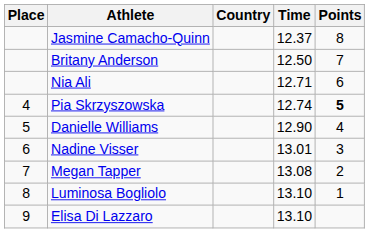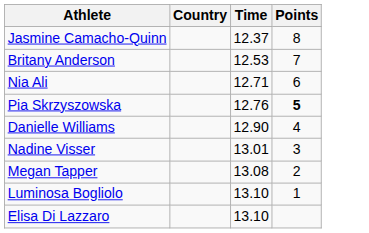- column: (26, 15)
(294, 60) 12.50 -> (251, 60) 12.53
(294, 104) 12.74 -> (251, 104) 12.76
